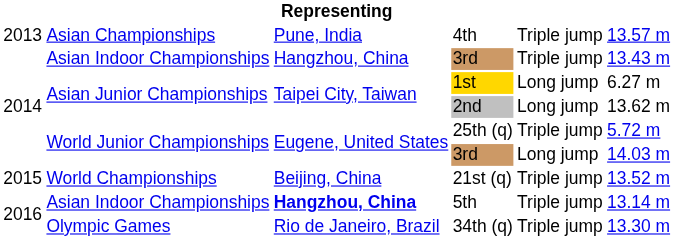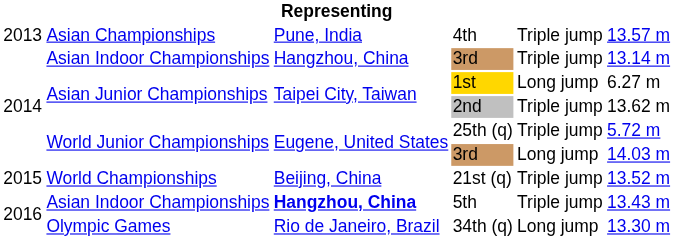(639, 58) 13.43 m -> (639, 58) 13.14 m
(558, 106) Long jump -> (560, 106) Triple jump
(639, 202) 13.14 m -> (639, 202) 13.43 m
(560, 226) Triple jump -> (558, 226) Long jump
